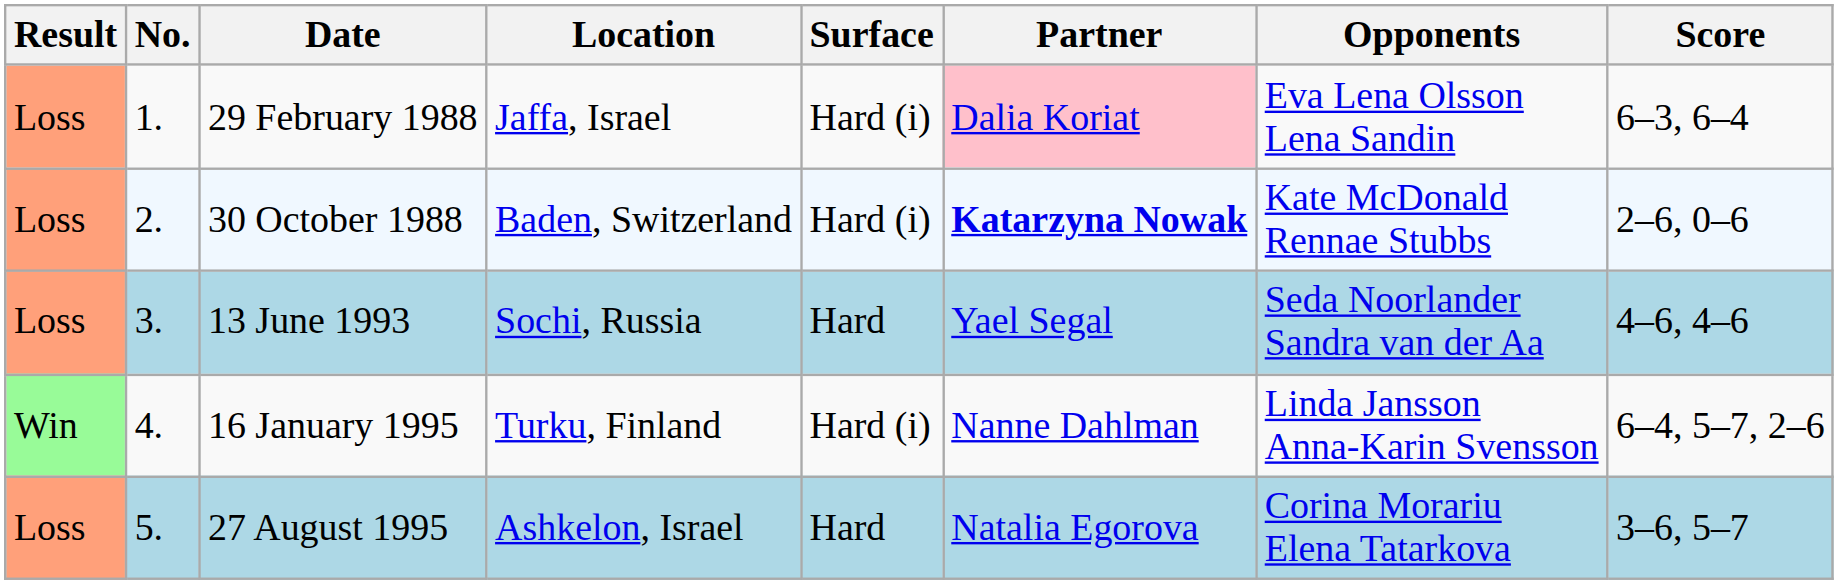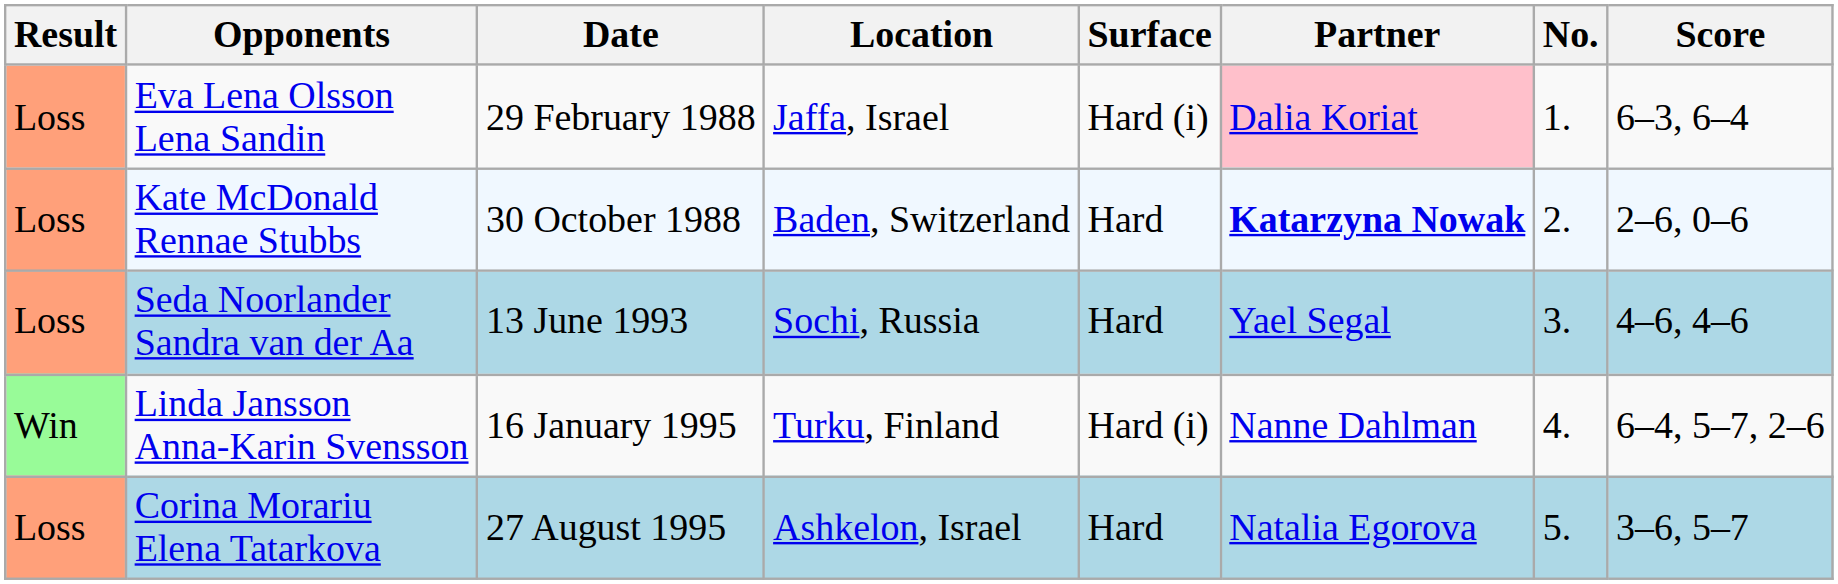columns swapped: (163, 34) <-> (1432, 34)
(870, 218) Hard (i) -> (1125, 218) Hard
